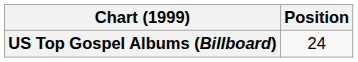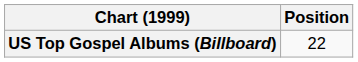(317, 43) 24 -> (317, 43) 22
